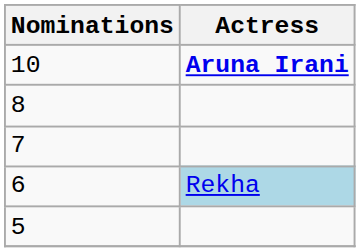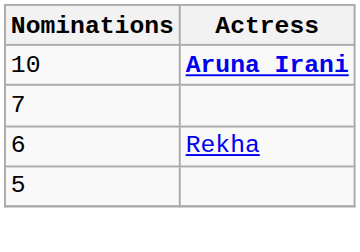- row: (18, 106)
(223, 186) lightblue background -> (223, 146) no background
